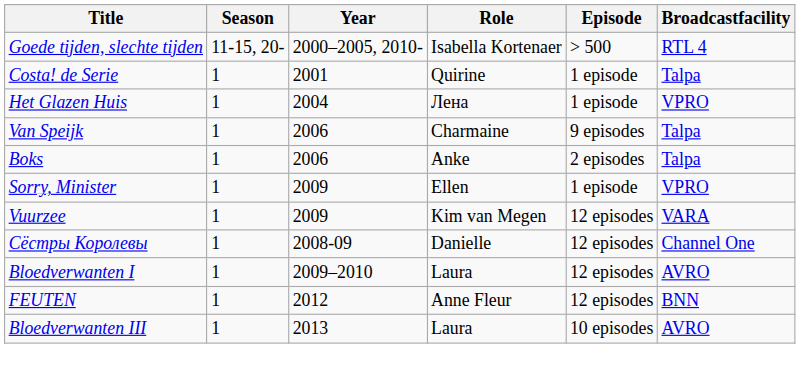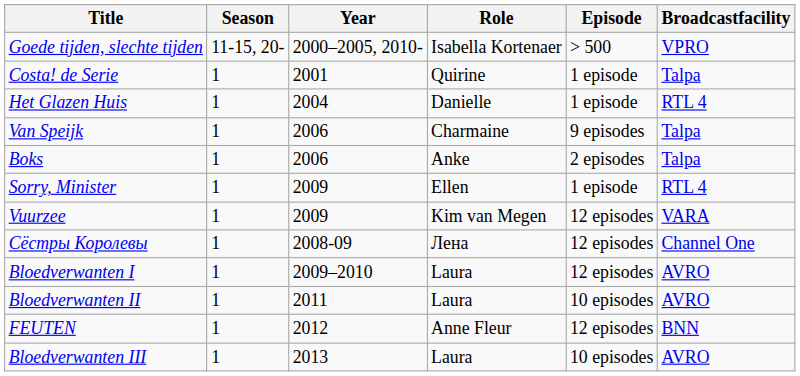(684, 46) RTL 4 -> (685, 46) VPRO
(450, 103) Лена -> (461, 103) Danielle
(685, 103) VPRO -> (684, 103) RTL 4
(685, 187) VPRO -> (684, 187) RTL 4
(461, 243) Danielle -> (450, 243) Лена
+ row: (74, 300)
